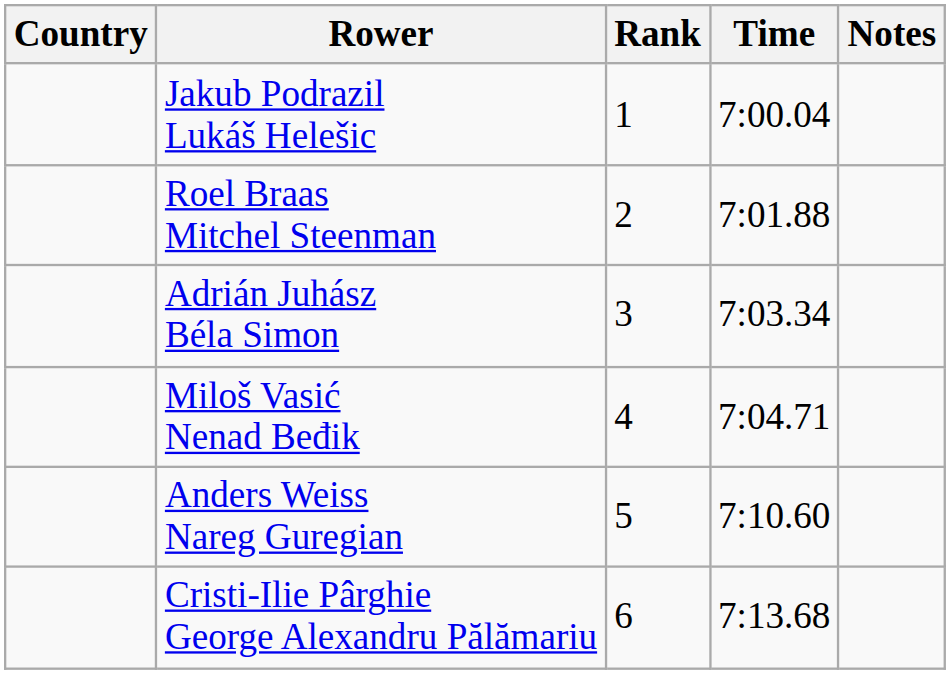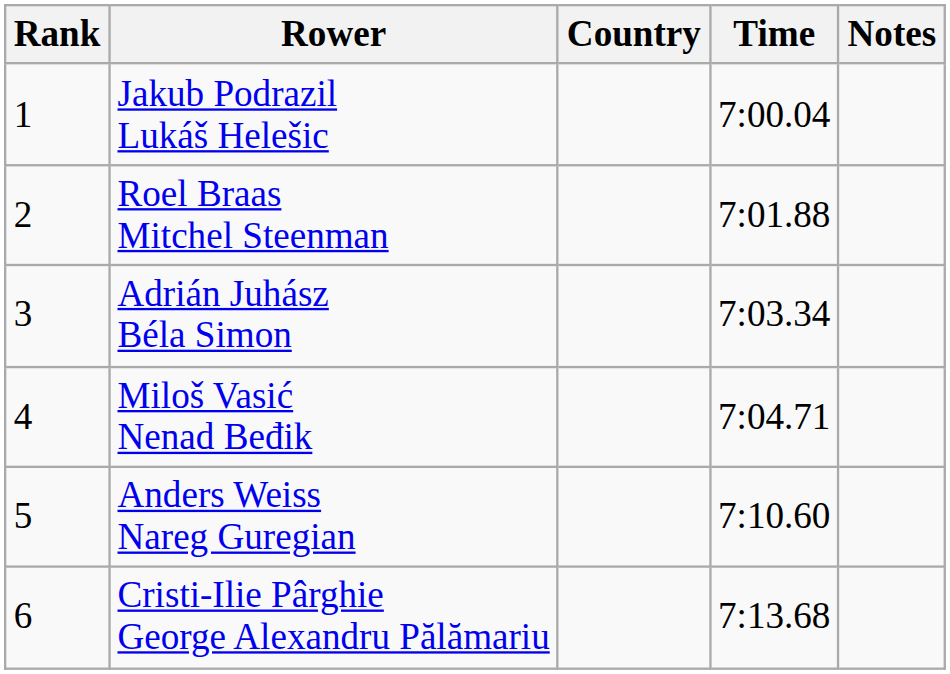columns swapped: (658, 33) <-> (81, 33)
